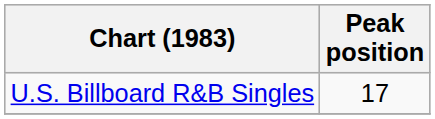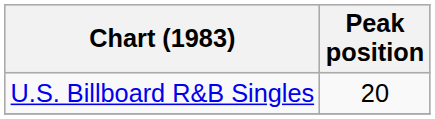(375, 93) 17 -> (375, 93) 20
